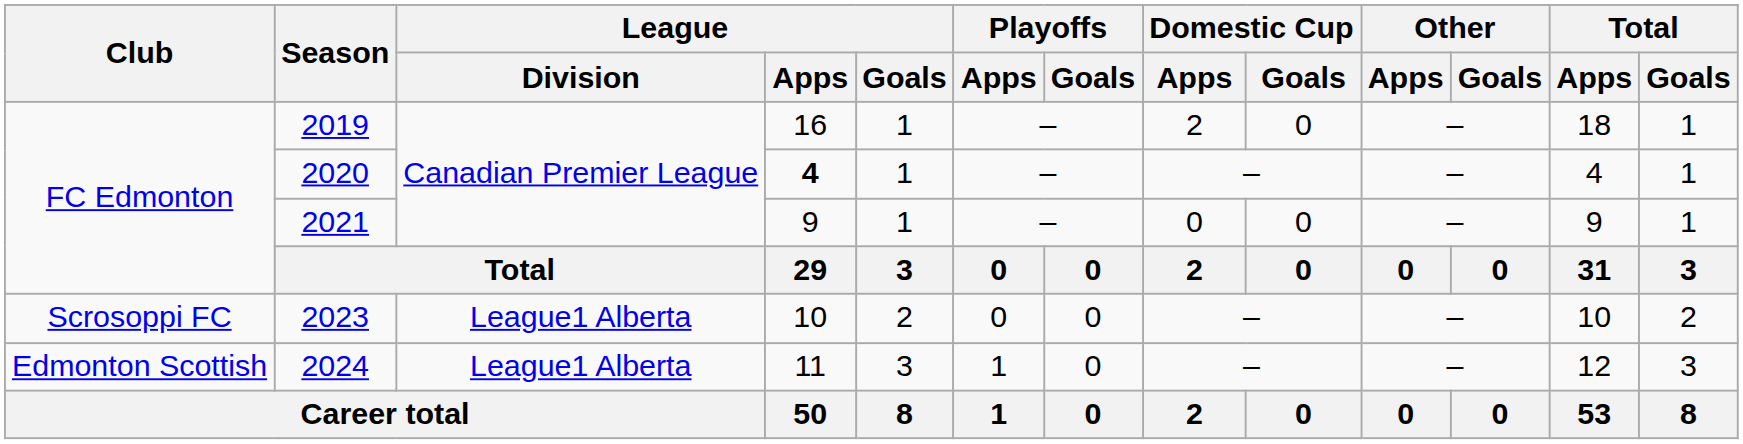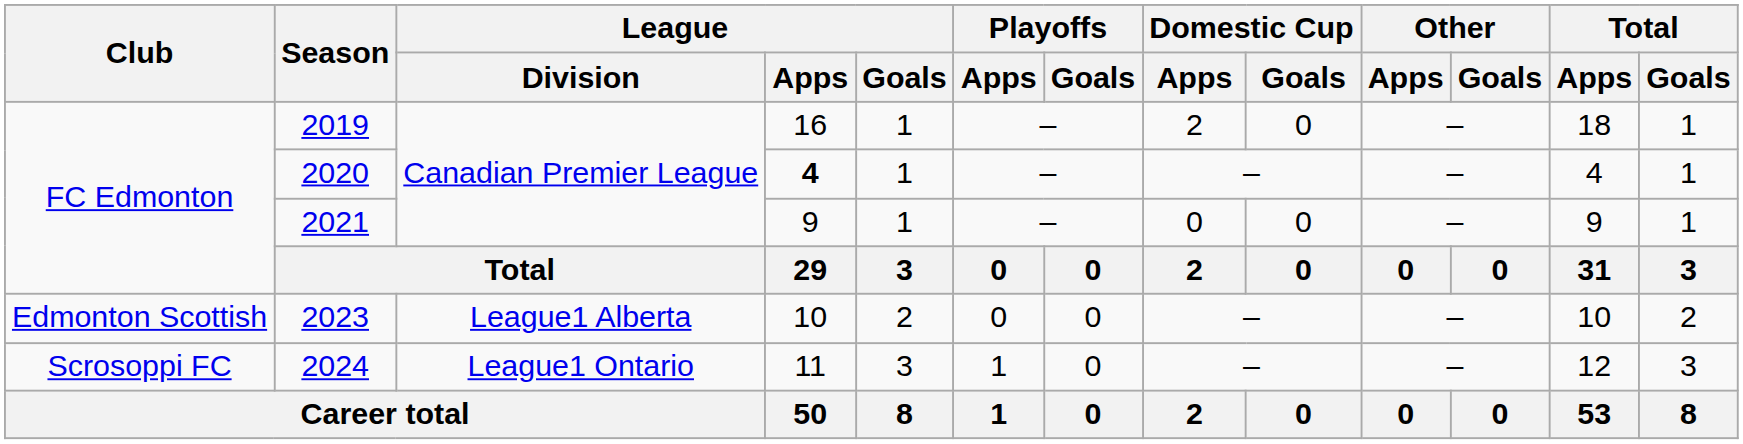(140, 317) Scrosoppi FC -> (140, 317) Edmonton Scottish
(140, 366) Edmonton Scottish -> (140, 366) Scrosoppi FC
(581, 366) League1 Alberta -> (581, 366) League1 Ontario
